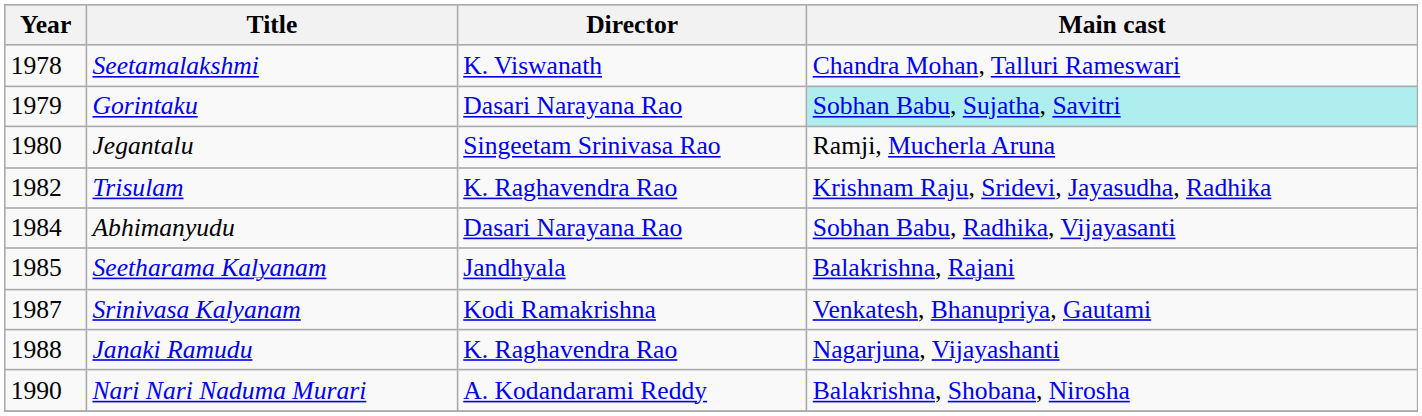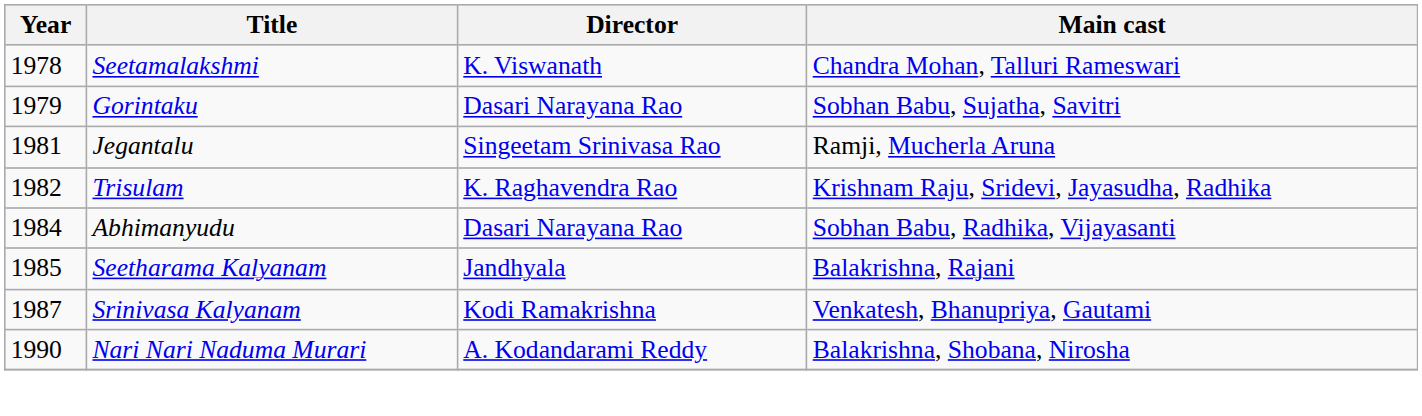(967, 106) paleturquoise background -> (967, 106) no background
(36, 146) 1980 -> (36, 146) 1981
- row: (172, 349)
